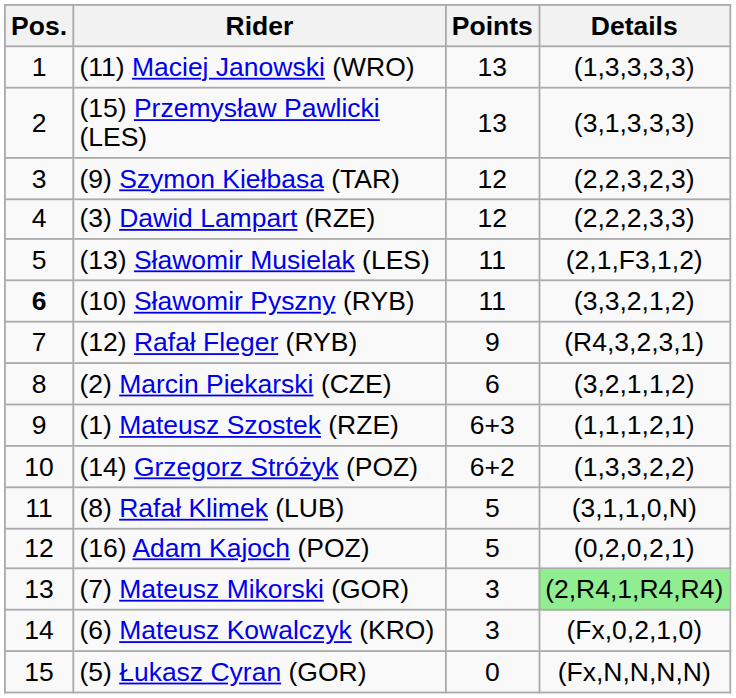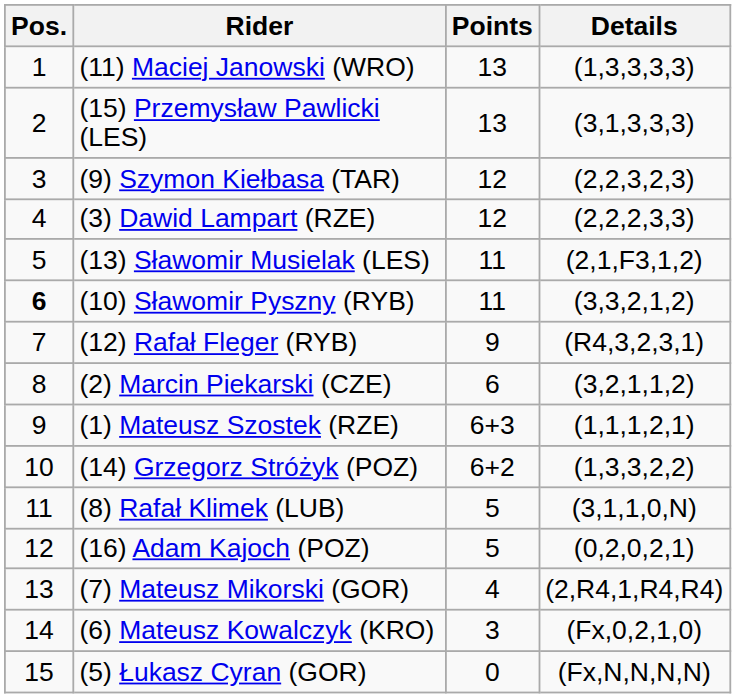(492, 589) 3 -> (492, 589) 4
(634, 589) lightgreen background -> (634, 589) no background
